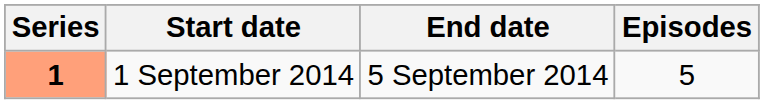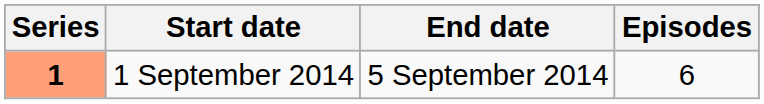(687, 74) 5 -> (687, 74) 6
